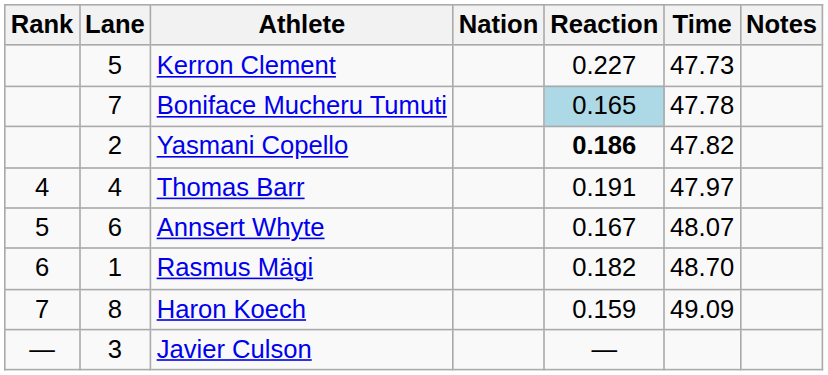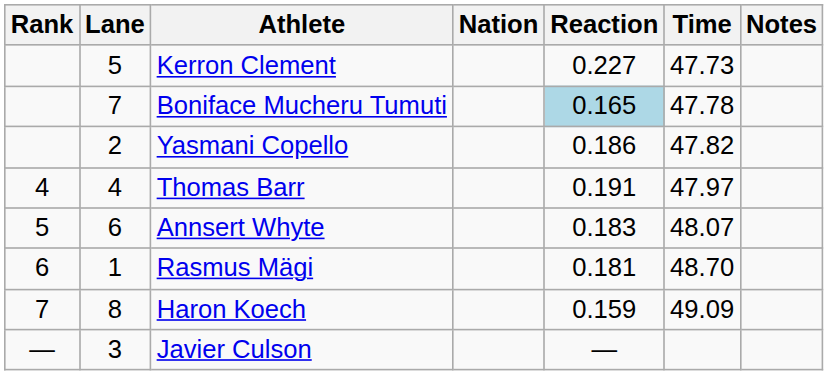(604, 146) bold -> (604, 146) normal
(604, 227) 0.167 -> (604, 227) 0.183
(604, 268) 0.182 -> (604, 268) 0.181
